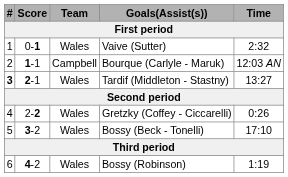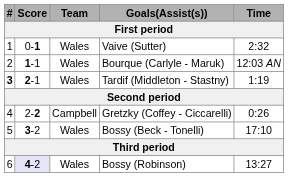(75, 63) Campbell -> (75, 63) Wales
(259, 80) 13:27 -> (259, 80) 1:19
(75, 114) Wales -> (75, 114) Campbell
(32, 164) no background -> (32, 164) lavender background
(259, 164) 1:19 -> (259, 164) 13:27
